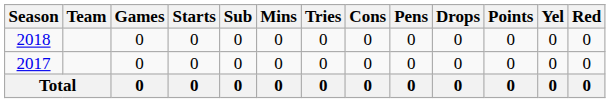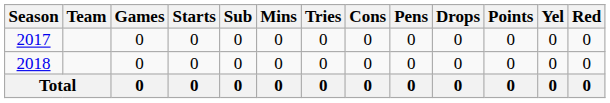rows swapped: (34, 62) <-> (34, 39)
